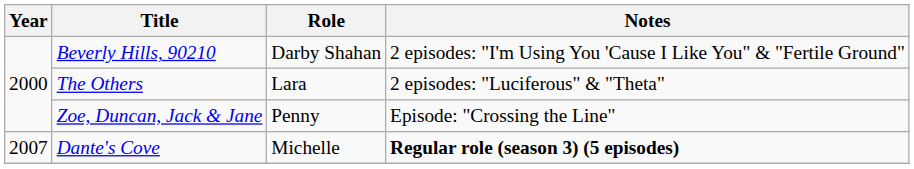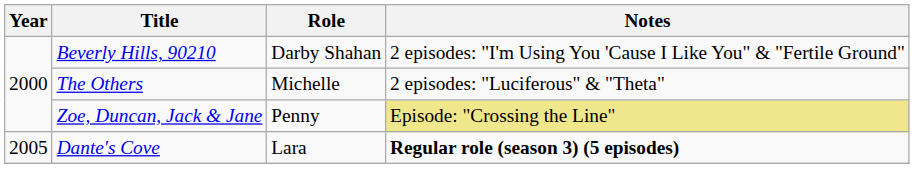(289, 84) Lara -> (306, 84) Michelle
(503, 116) no background -> (503, 116) khaki background
(28, 147) 2007 -> (28, 147) 2005
(306, 147) Michelle -> (289, 147) Lara
